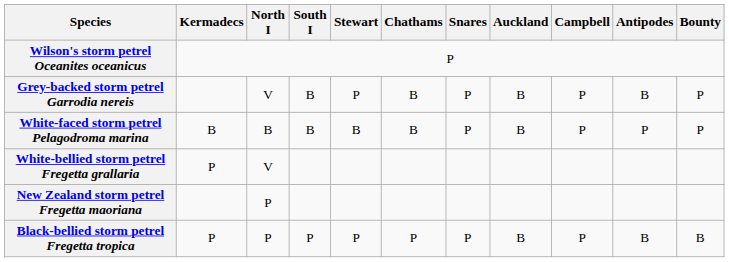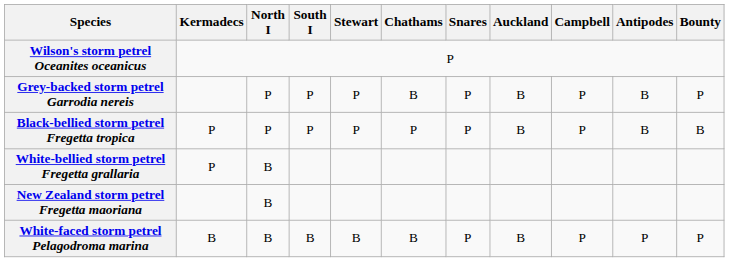(268, 94) V -> (268, 94) P
(310, 94) B -> (310, 94) P
rows swapped: (90, 130) <-> (90, 238)
(268, 166) V -> (268, 166) B
(268, 202) P -> (268, 202) B
